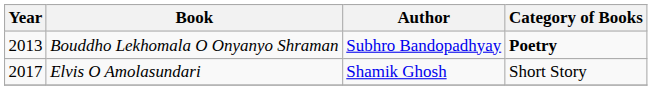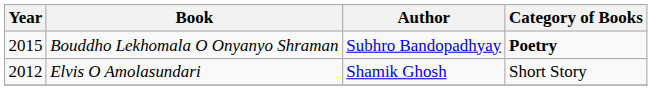(25, 44) 2013 -> (25, 44) 2015
(25, 71) 2017 -> (25, 71) 2012
